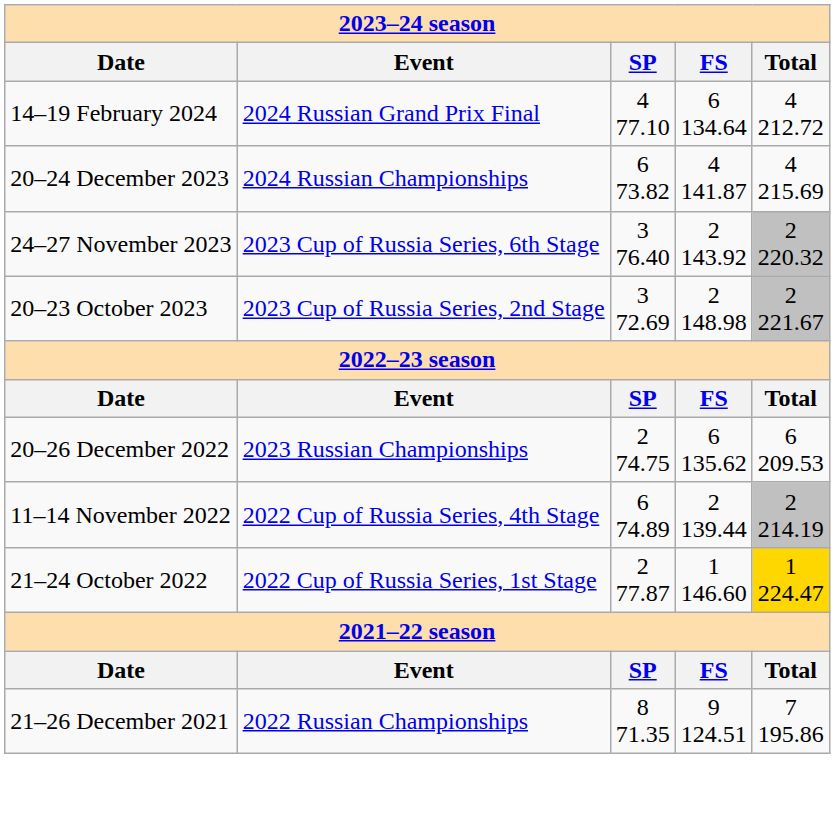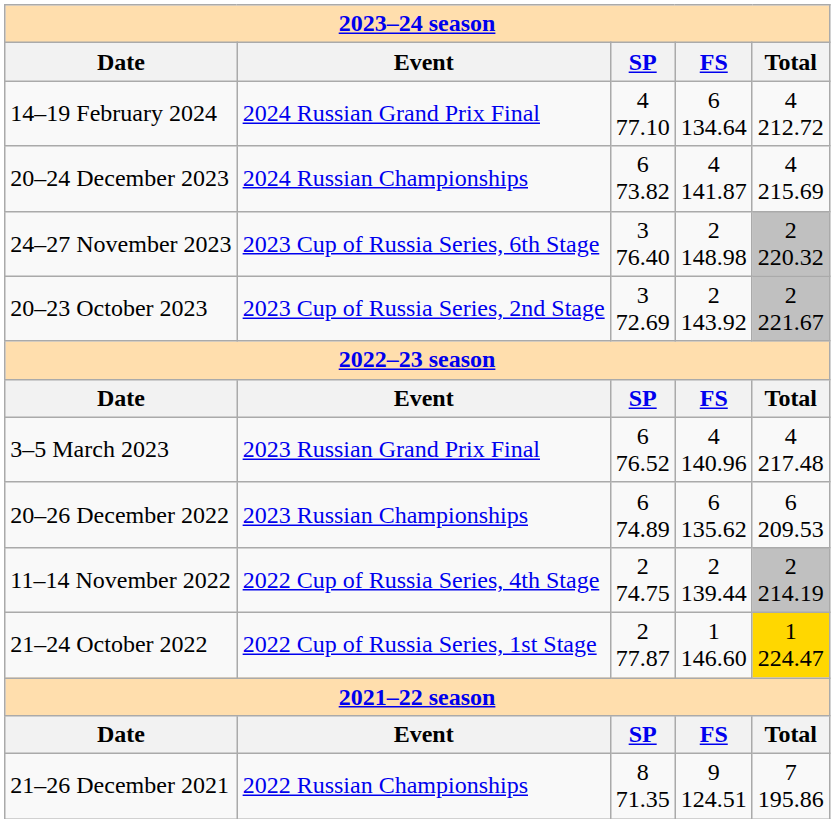(714, 243) 2 143.92 -> (714, 243) 2 148.98
(714, 308) 2 148.98 -> (714, 308) 2 143.92
+ row: (90, 449)
(643, 449) 2 74.75 -> (643, 514) 6 74.89
(643, 514) 6 74.89 -> (643, 579) 2 74.75
